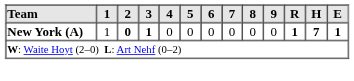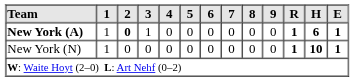(149, 31) bold -> (148, 31) normal
(316, 31) 7 -> (316, 31) 6
+ row: (44, 49)
